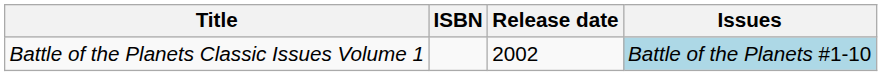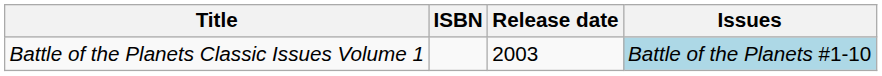(515, 53) 2002 -> (515, 53) 2003
